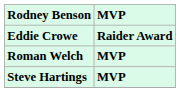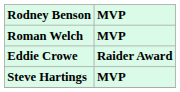rows swapped: (45, 56) <-> (42, 35)
